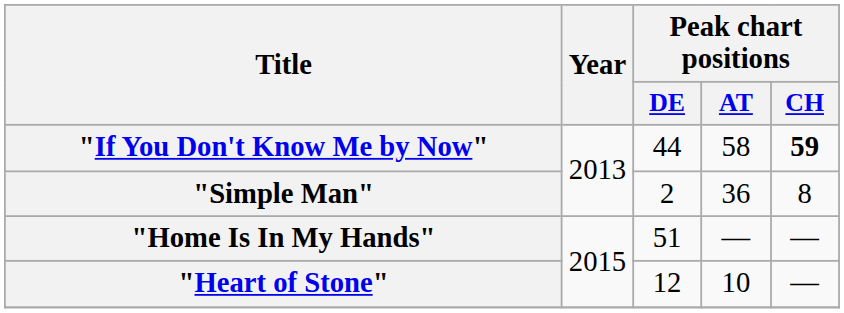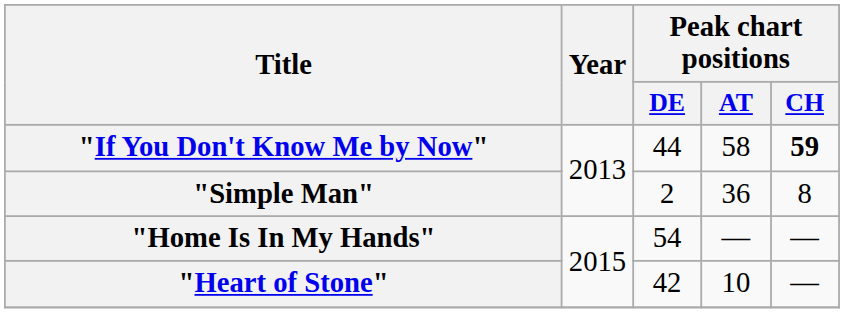(667, 238) 51 -> (667, 238) 54
(667, 283) 12 -> (667, 283) 42
